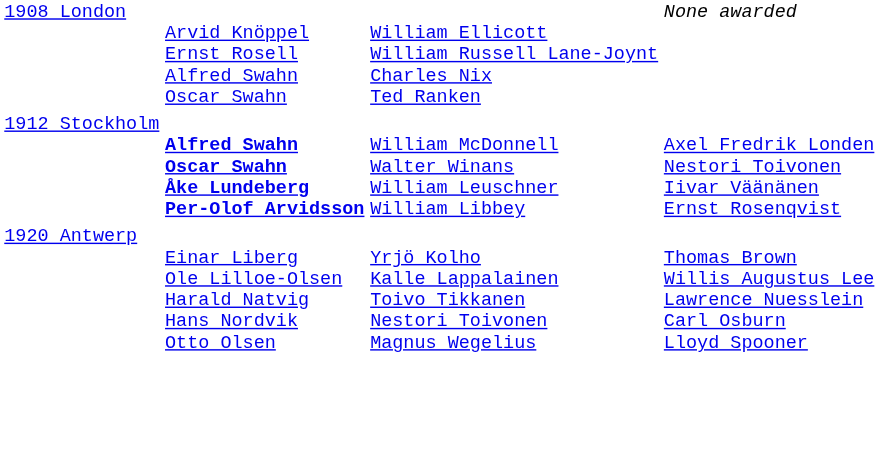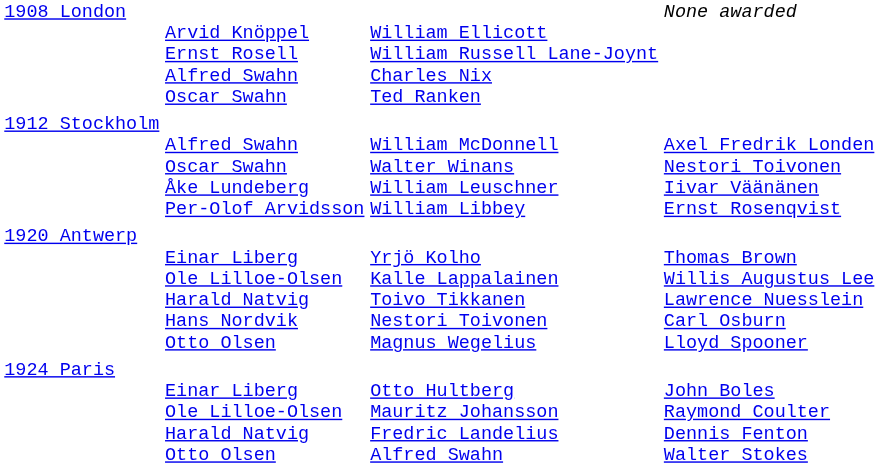(265, 177) bold -> (265, 177) normal
+ row: (60, 370)
